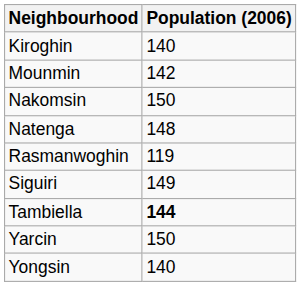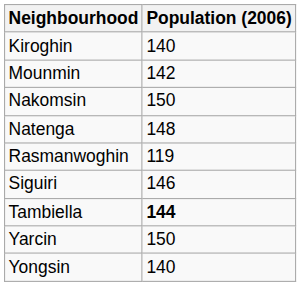(161, 184) 149 -> (161, 184) 146
